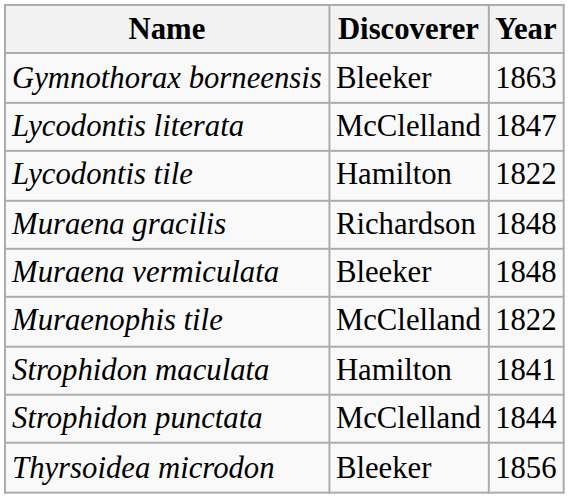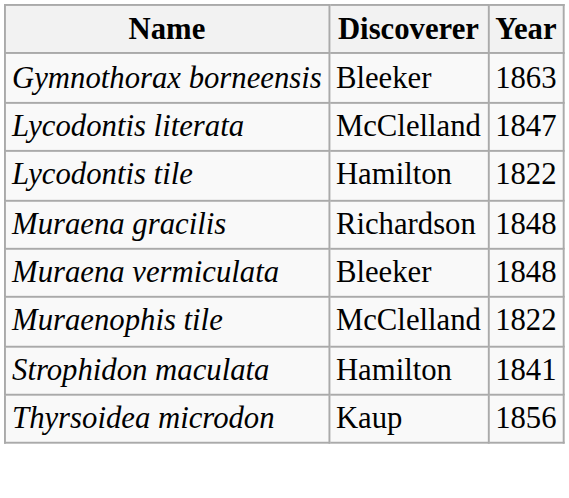- row: (137, 418)
(384, 467) Bleeker -> (369, 418) Kaup
